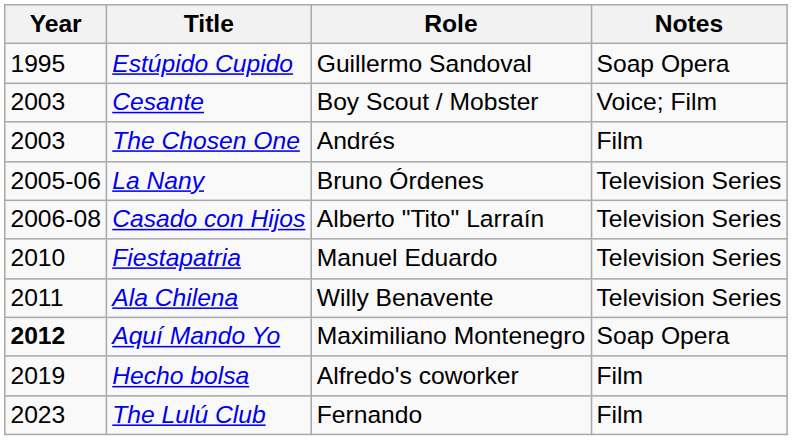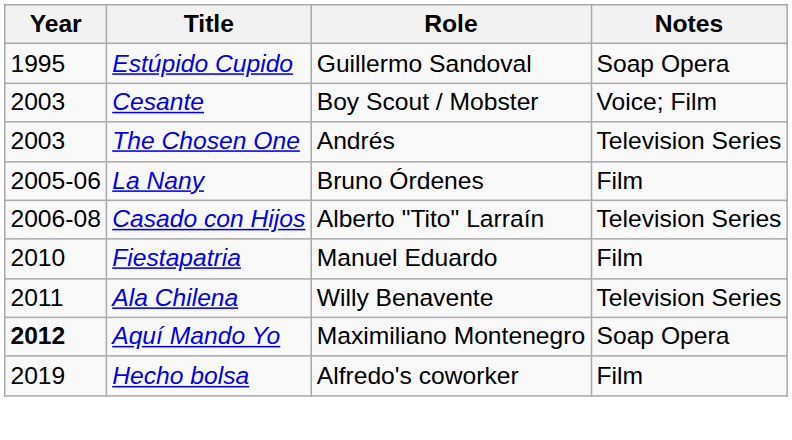(620, 141) Film -> (689, 141) Television Series
(689, 180) Television Series -> (620, 180) Film
(689, 258) Television Series -> (620, 258) Film
- row: (189, 414)
